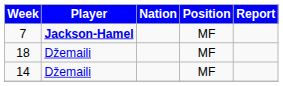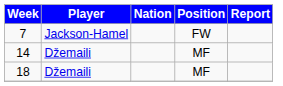(89, 33) bold -> (86, 33) normal
(207, 33) MF -> (201, 33) FW
rows swapped: (23, 72) <-> (23, 53)
